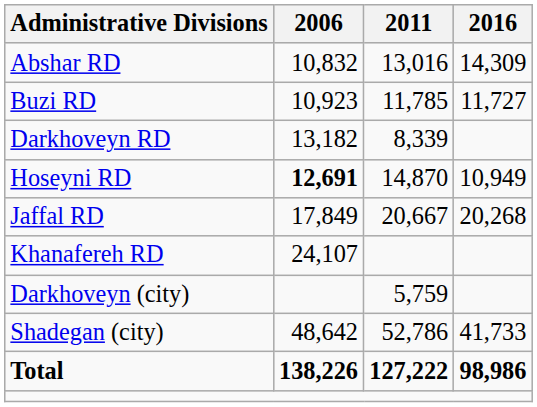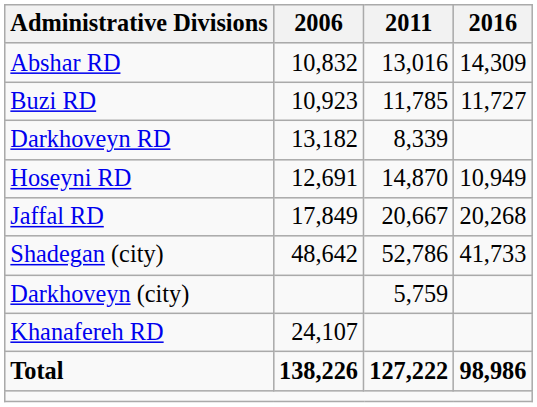(325, 178) bold -> (325, 178) normal
rows swapped: (87, 255) <-> (87, 332)
